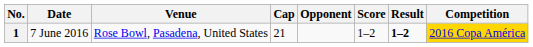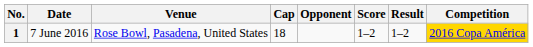(279, 33) 21 -> (279, 33) 18
(400, 33) bold -> (400, 33) normal
